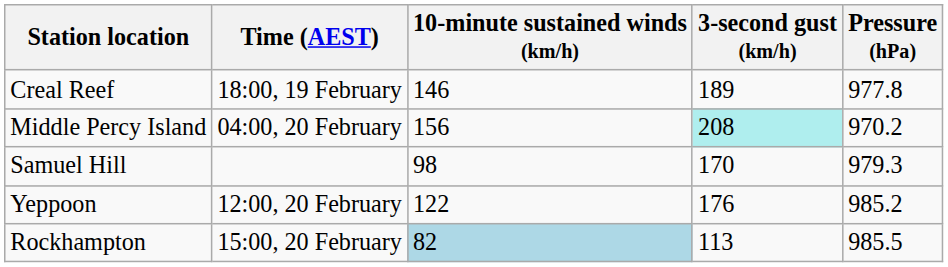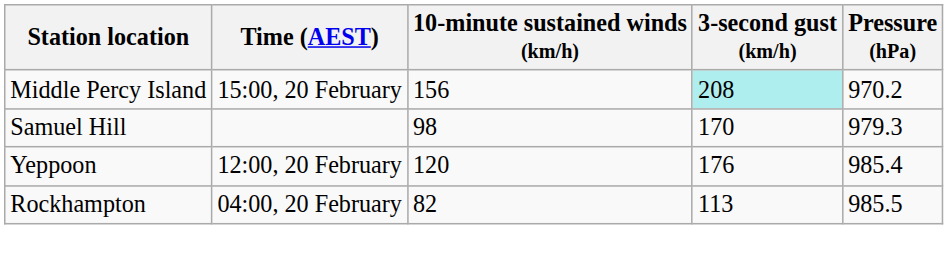- row: (62, 89)
(310, 127) 04:00, 20 February -> (310, 89) 15:00, 20 February
(431, 204) 122 -> (431, 165) 120
(875, 204) 985.2 -> (875, 165) 985.4
(310, 242) 15:00, 20 February -> (310, 204) 04:00, 20 February
(425, 242) lightblue background -> (425, 204) no background
